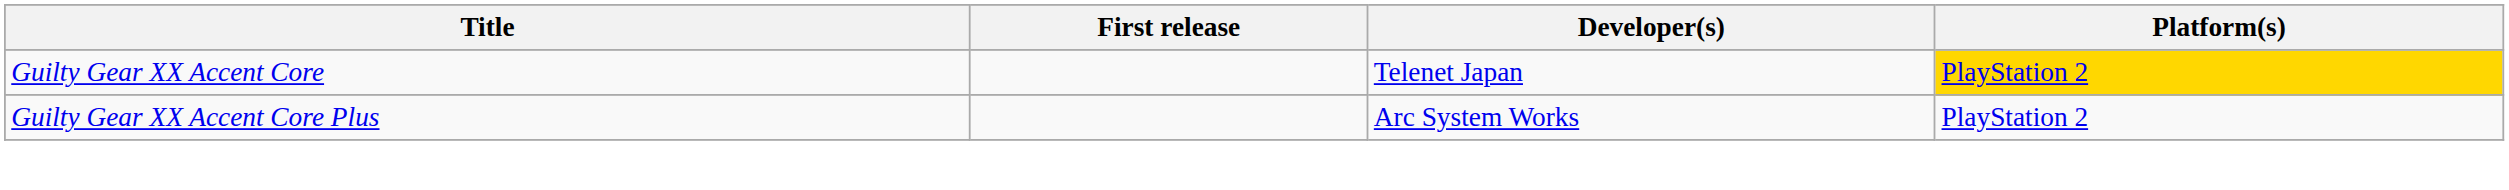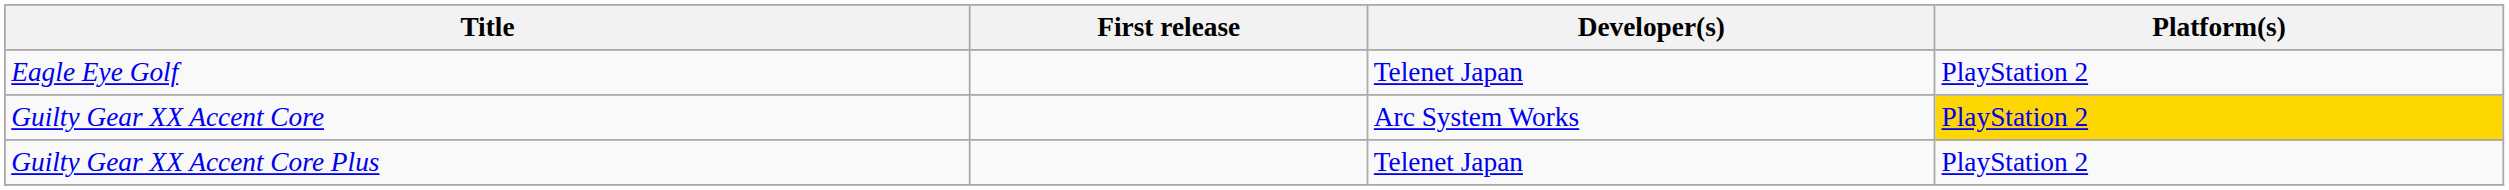+ row: (95, 72)
(1448, 72) Telenet Japan -> (1477, 117) Arc System Works
(1477, 117) Arc System Works -> (1448, 162) Telenet Japan
